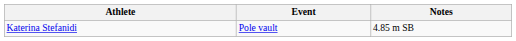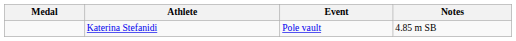+ column: (44, 12)
